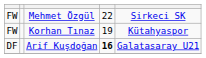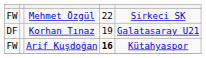(12, 31) FW -> (12, 31) DF
(158, 31) Kütahyaspor -> (158, 31) Galatasaray U21
(12, 46) DF -> (12, 46) FW
(158, 46) Galatasaray U21 -> (158, 46) Kütahyaspor
